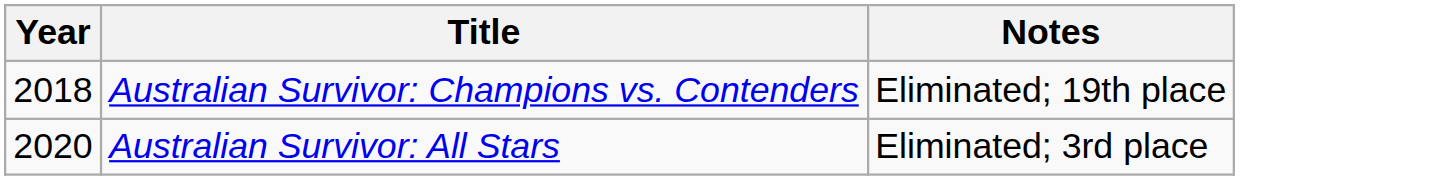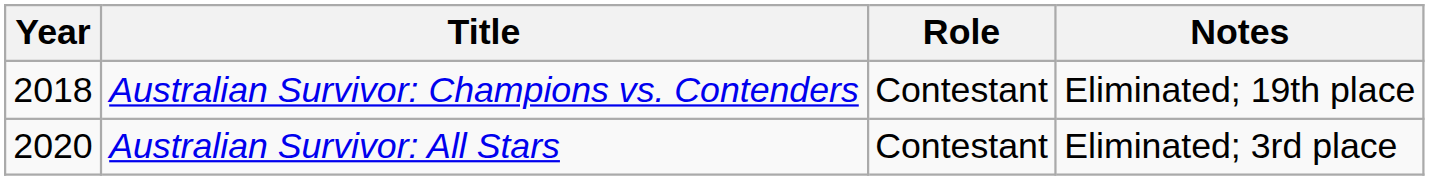+ column: (962, 32)
